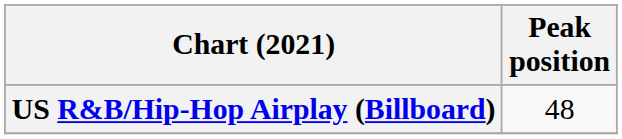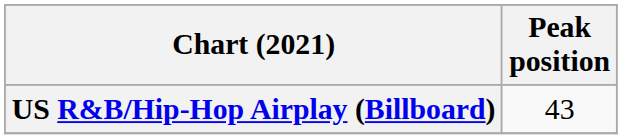(560, 108) 48 -> (560, 108) 43
